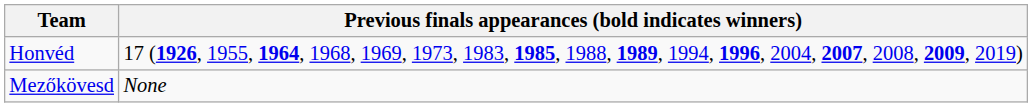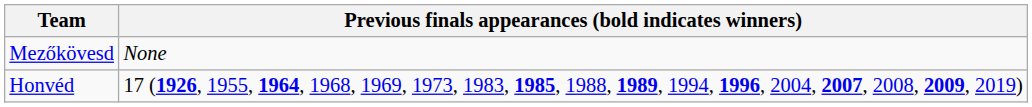rows swapped: (42, 53) <-> (62, 85)
